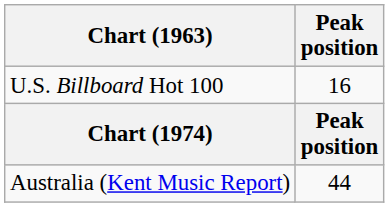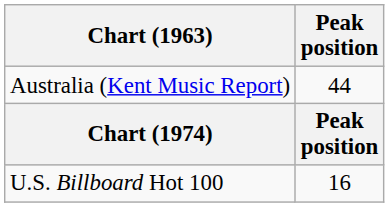rows swapped: (117, 84) <-> (150, 182)
